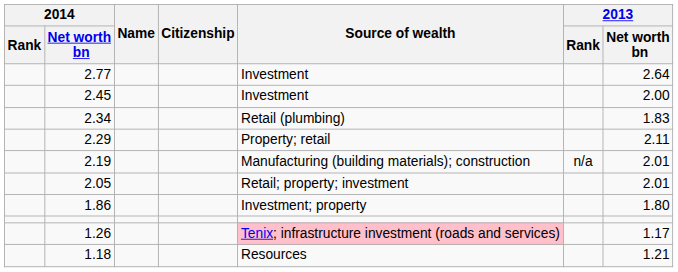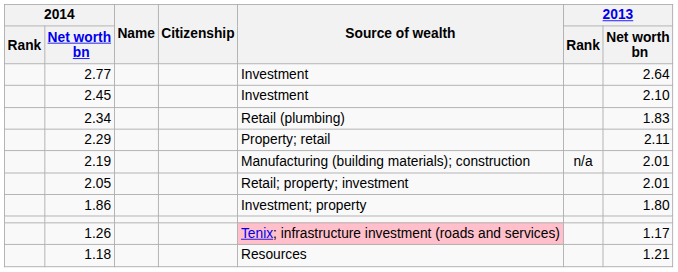(656, 96) 2.00 -> (656, 96) 2.10
